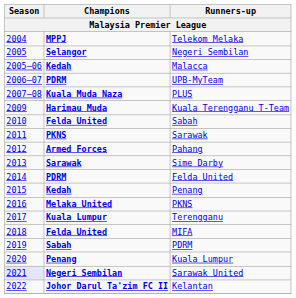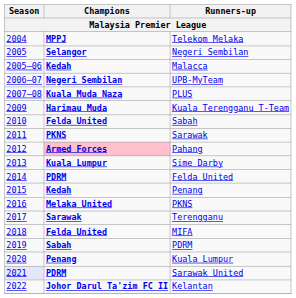(56, 80) PDRM -> (84, 80) Negeri Sembilan
(77, 149) no background -> (77, 149) pink background
(64, 163) Sarawak -> (77, 163) Kuala Lumpur
(77, 218) Kuala Lumpur -> (64, 218) Sarawak
(84, 273) Negeri Sembilan -> (56, 273) PDRM
